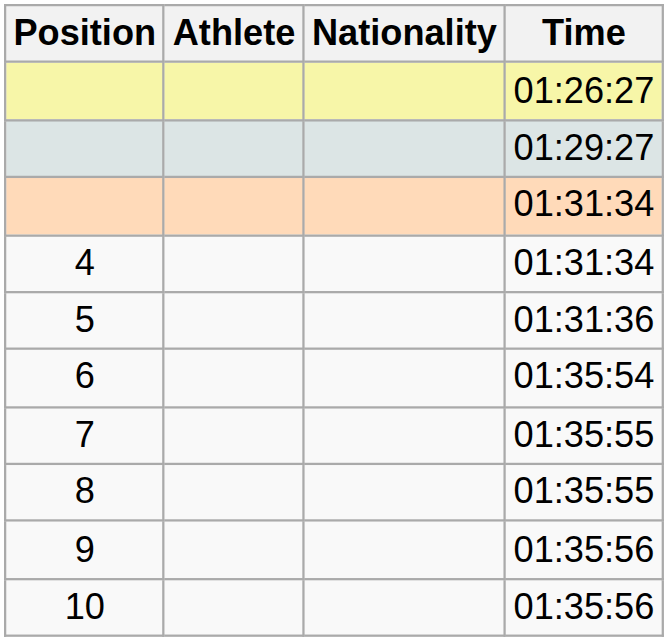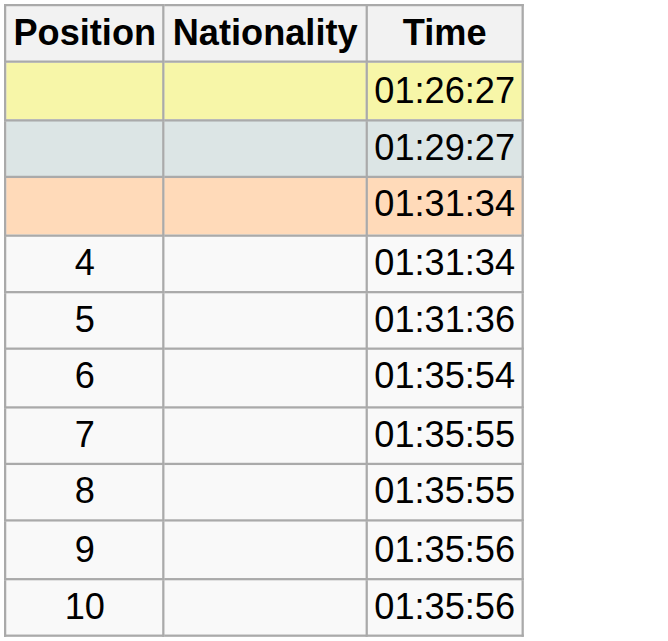- column: (234, 33)
